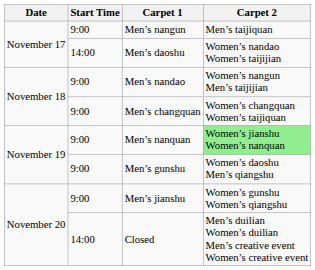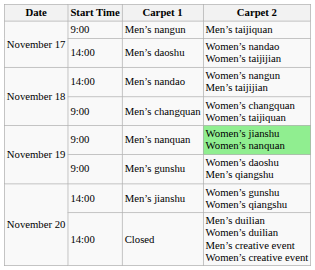(80, 82) 9:00 -> (83, 82) 14:00
(80, 198) 9:00 -> (83, 198) 14:00
